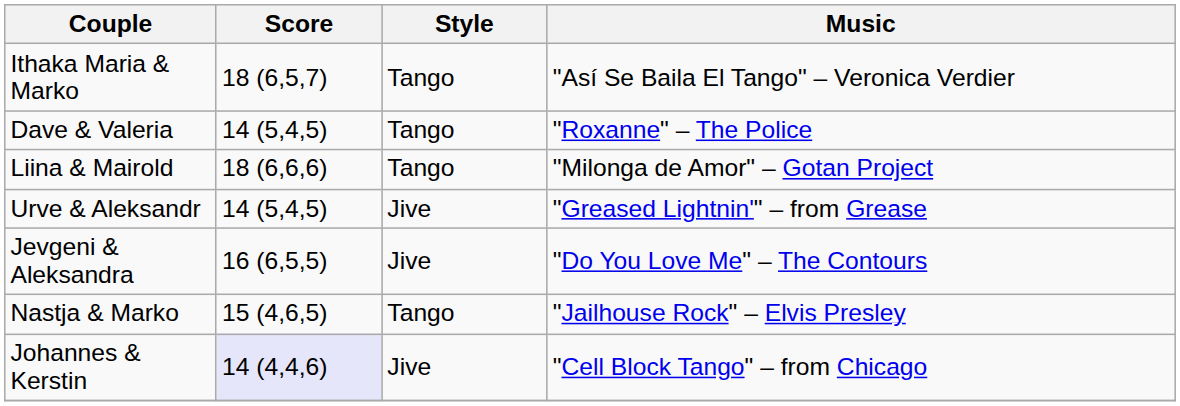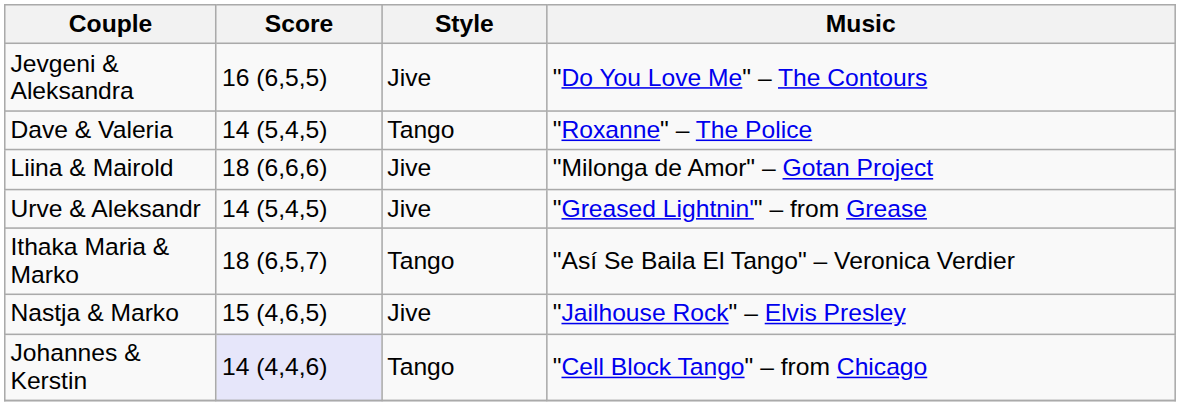rows swapped: (72, 261) <-> (90, 76)
(421, 168) Tango -> (409, 168) Jive
(421, 313) Tango -> (409, 313) Jive
(409, 366) Jive -> (421, 366) Tango
